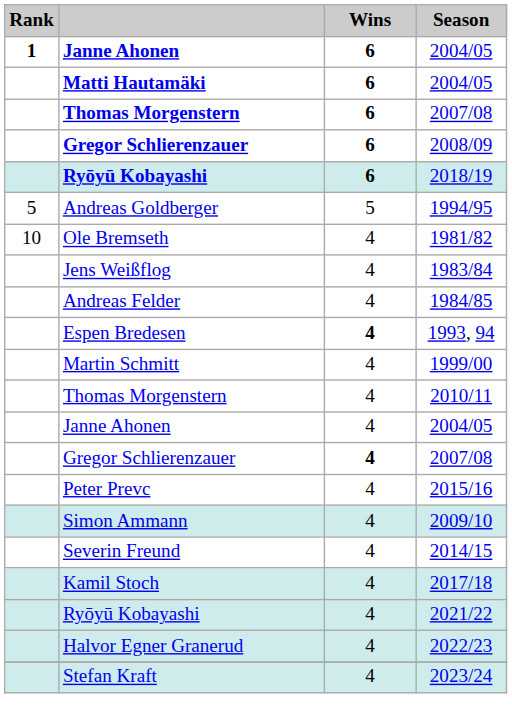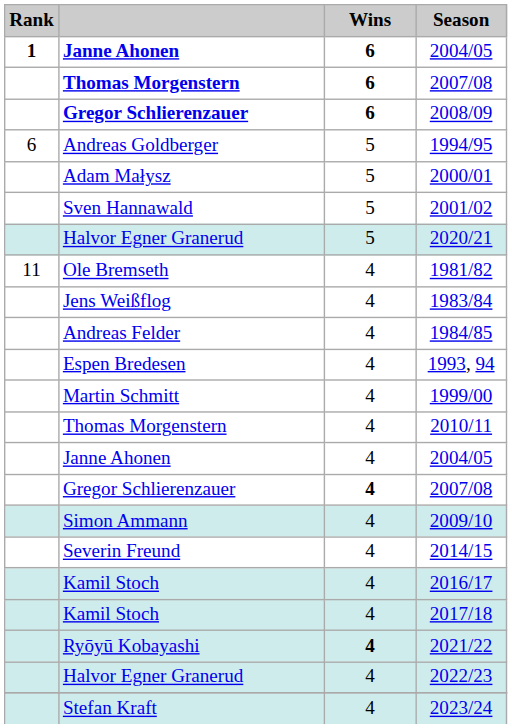- row: (134, 82)
- row: (135, 176)
(32, 207) 5 -> (32, 144) 6
+ row: (117, 176)
+ row: (128, 207)
+ row: (153, 238)
(32, 238) 10 -> (32, 270) 11
(370, 332) bold -> (370, 363) normal
- row: (107, 489)
+ row: (111, 582)
(370, 614) normal -> (370, 645) bold
